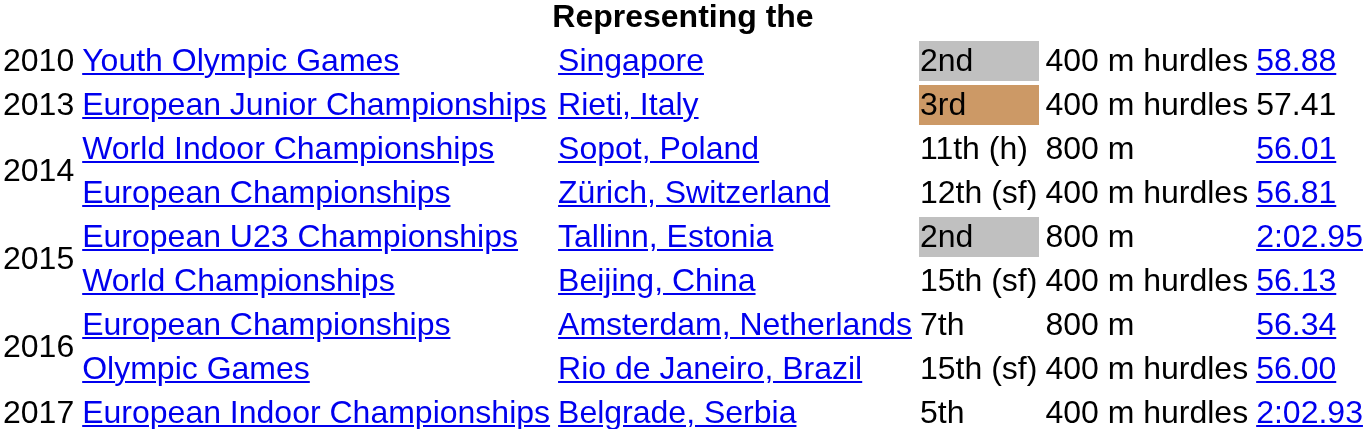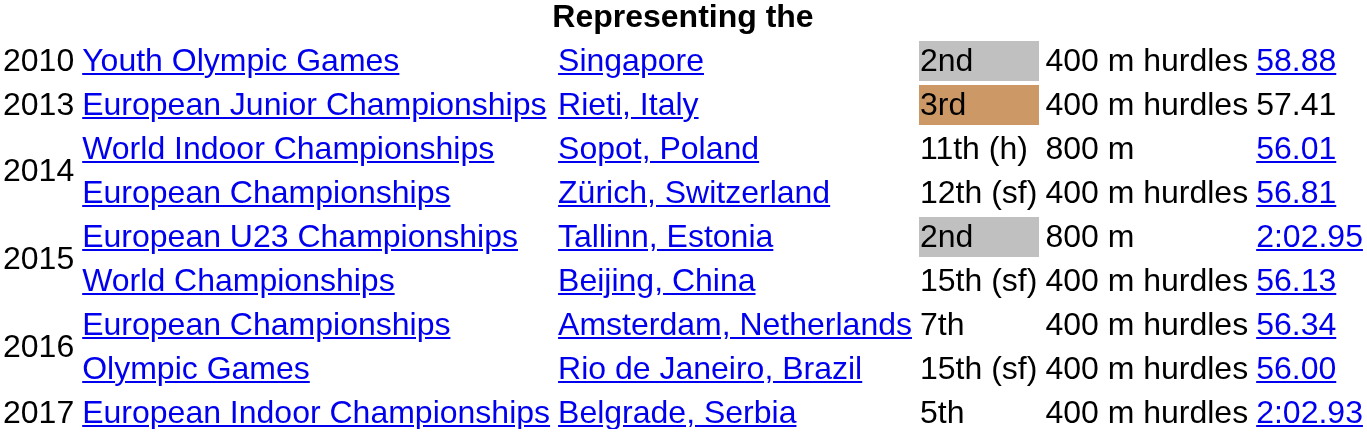(1090, 324) 800 m -> (1147, 324) 400 m hurdles
